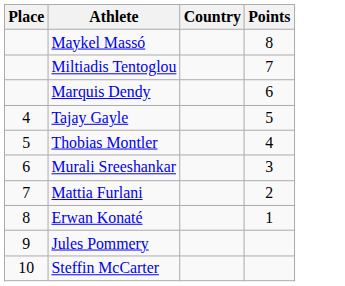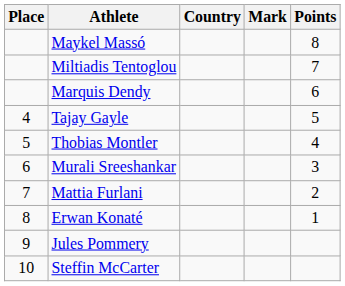+ column: (268, 17)
